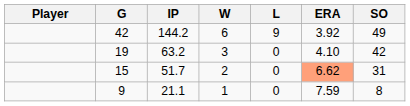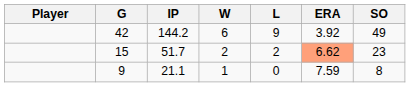- row: (122, 52)
(276, 71) 0 -> (276, 52) 2
(379, 71) 31 -> (379, 52) 23
